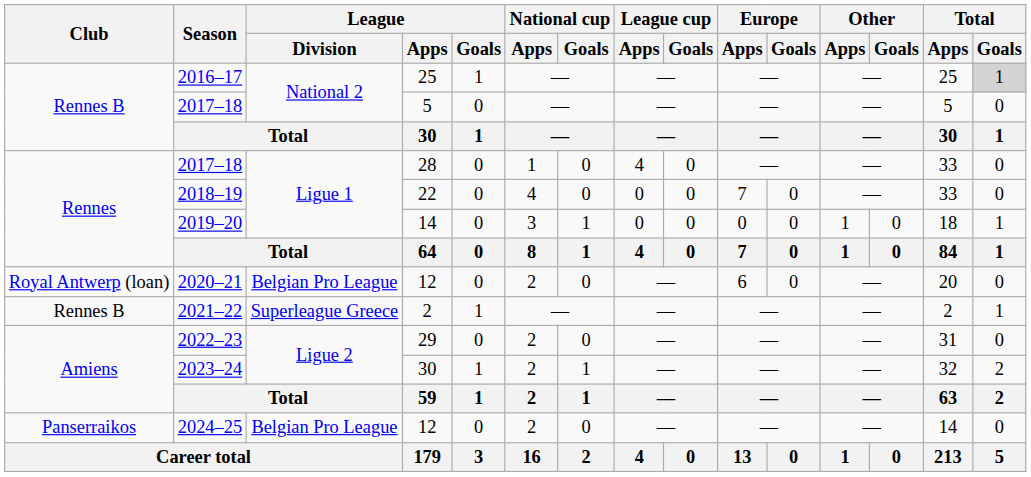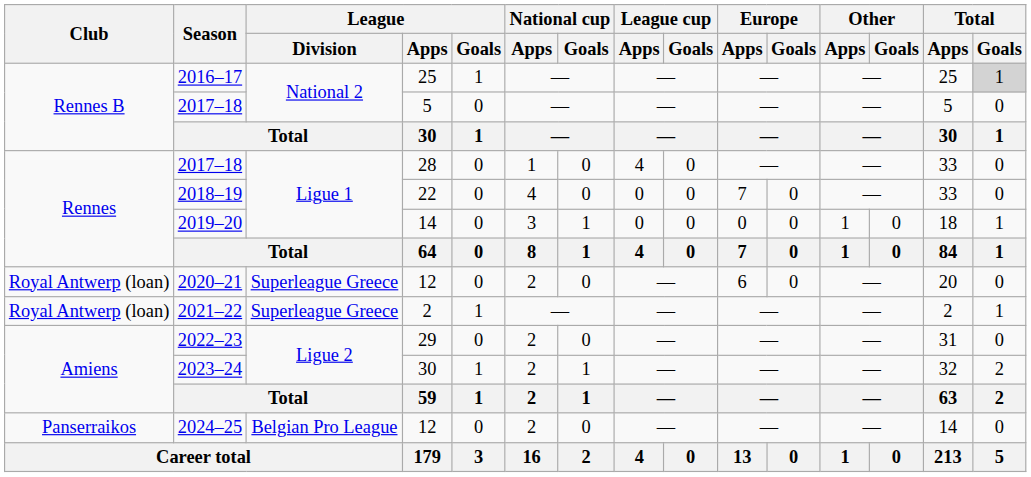(324, 281) Belgian Pro League -> (324, 281) Superleague Greece
(89, 310) Rennes B -> (89, 310) Royal Antwerp (loan)
